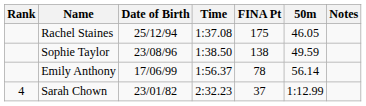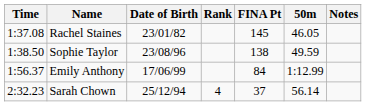columns swapped: (21, 14) <-> (214, 14)
(156, 33) 25/12/94 -> (164, 33) 23/01/82
(259, 33) 175 -> (259, 33) 145
(259, 71) 78 -> (259, 71) 84
(305, 71) 56.14 -> (305, 71) 1:12.99
(156, 91) 23/01/82 -> (164, 91) 25/12/94
(305, 91) 1:12.99 -> (305, 91) 56.14
